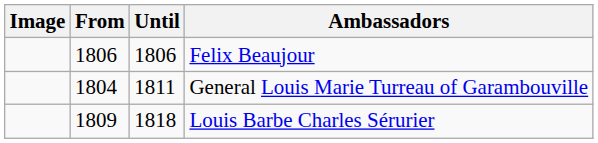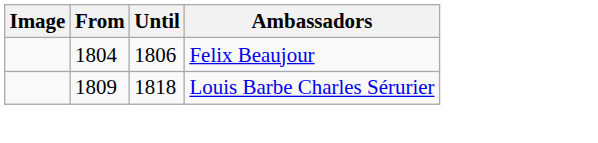(96, 54) 1806 -> (96, 54) 1804
- row: (389, 87)
